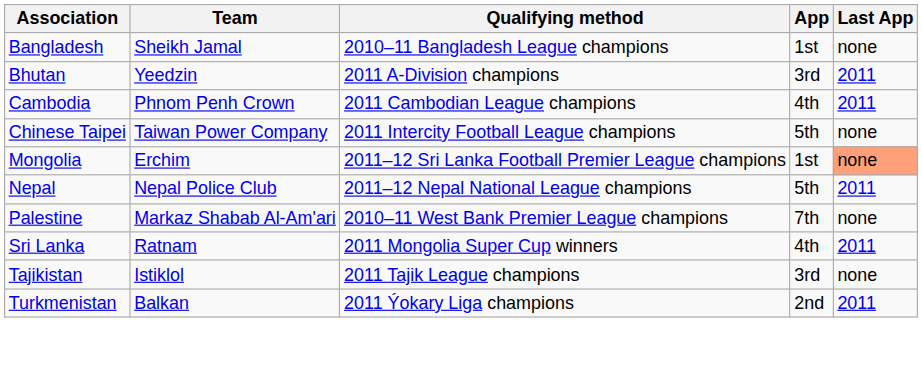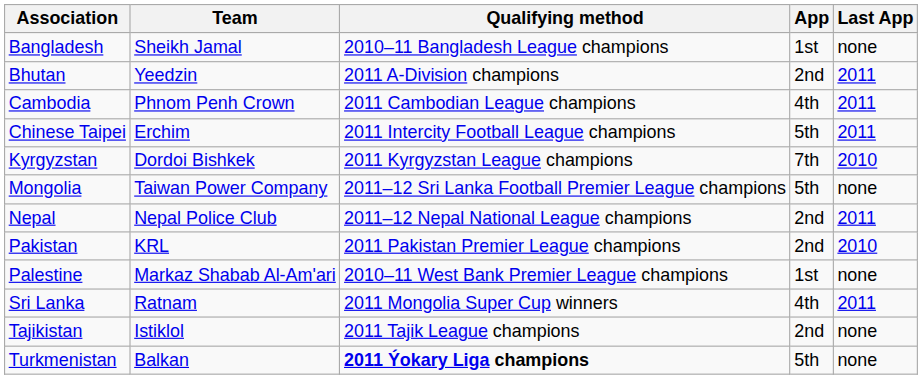(807, 75) 3rd -> (809, 75) 2nd
(231, 132) Taiwan Power Company -> (162, 132) Erchim
(857, 132) none -> (857, 132) 2011
+ row: (53, 160)
(162, 160) Erchim -> (231, 189) Taiwan Power Company
(806, 160) 1st -> (807, 189) 5th
(857, 160) lightsalmon background -> (857, 189) no background
(807, 189) 5th -> (809, 217) 2nd
+ row: (43, 246)
(807, 217) 7th -> (806, 274) 1st
(807, 274) 3rd -> (809, 331) 2nd
(459, 302) normal -> (467, 359) bold
(809, 302) 2nd -> (807, 359) 5th
(857, 302) 2011 -> (857, 359) none
